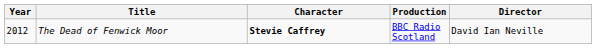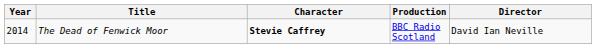(17, 31) 2012 -> (17, 31) 2014
